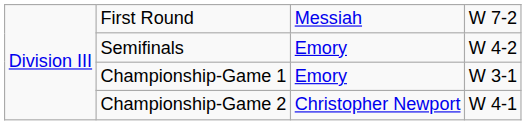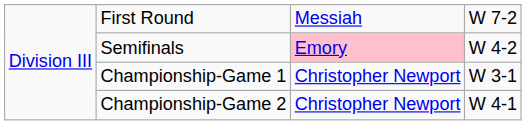(321, 47) no background -> (321, 47) pink background
(321, 76) Emory -> (378, 76) Christopher Newport
